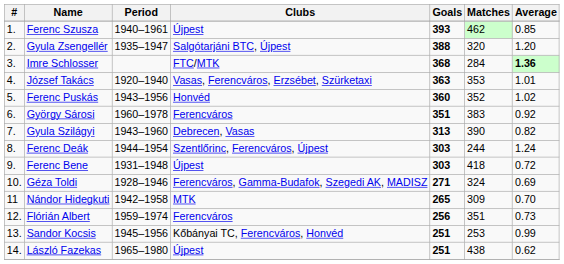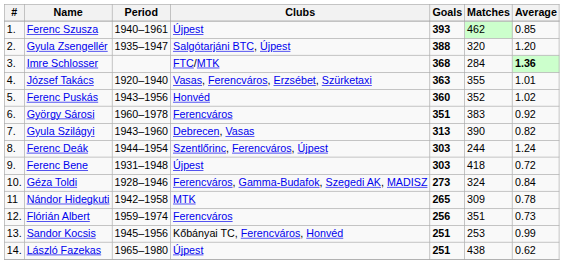(476, 81) 353 -> (476, 81) 355
(441, 183) 271 -> (441, 183) 273
(525, 183) 0.69 -> (525, 183) 0.84
(525, 200) 0.70 -> (525, 200) 0.78
